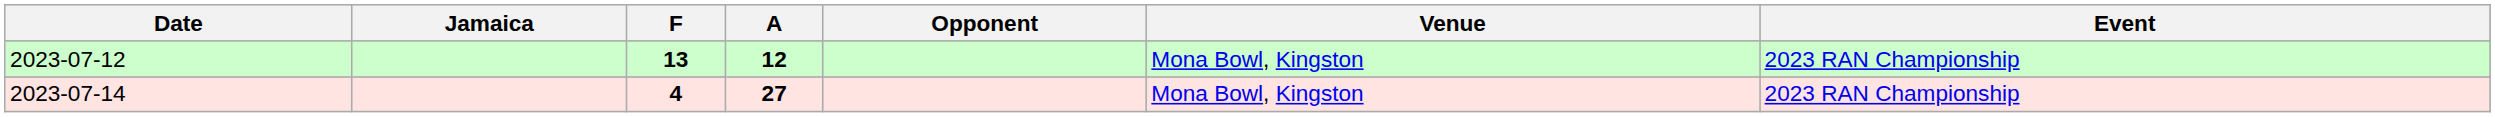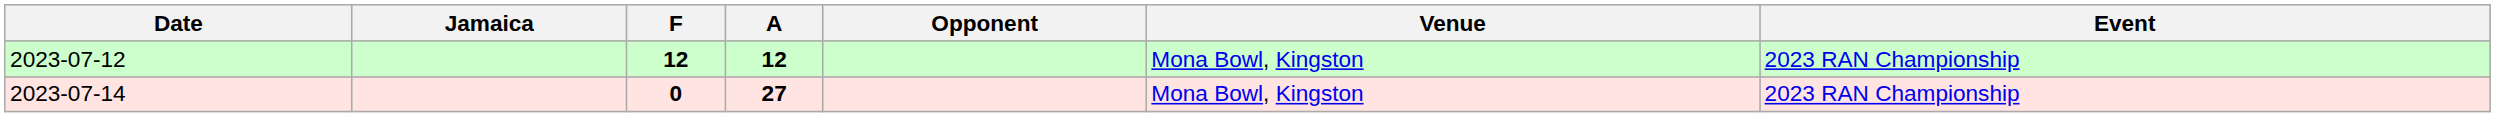(676, 59) 13 -> (676, 59) 12
(676, 94) 4 -> (676, 94) 0
